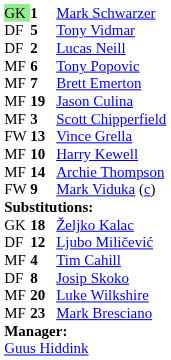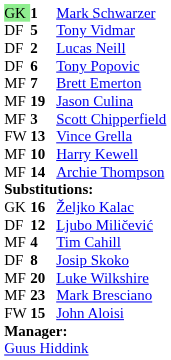(15, 65) MF -> (14, 65) DF
- row: (106, 189)
(38, 224) 18 -> (38, 207) 16
+ row: (90, 313)
